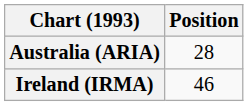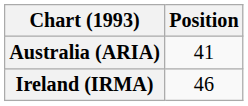(204, 52) 28 -> (204, 52) 41
